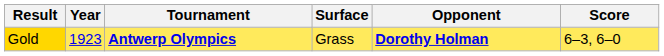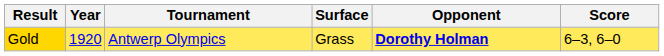(85, 39) 1923 -> (85, 39) 1920
(172, 39) bold -> (167, 39) normal
